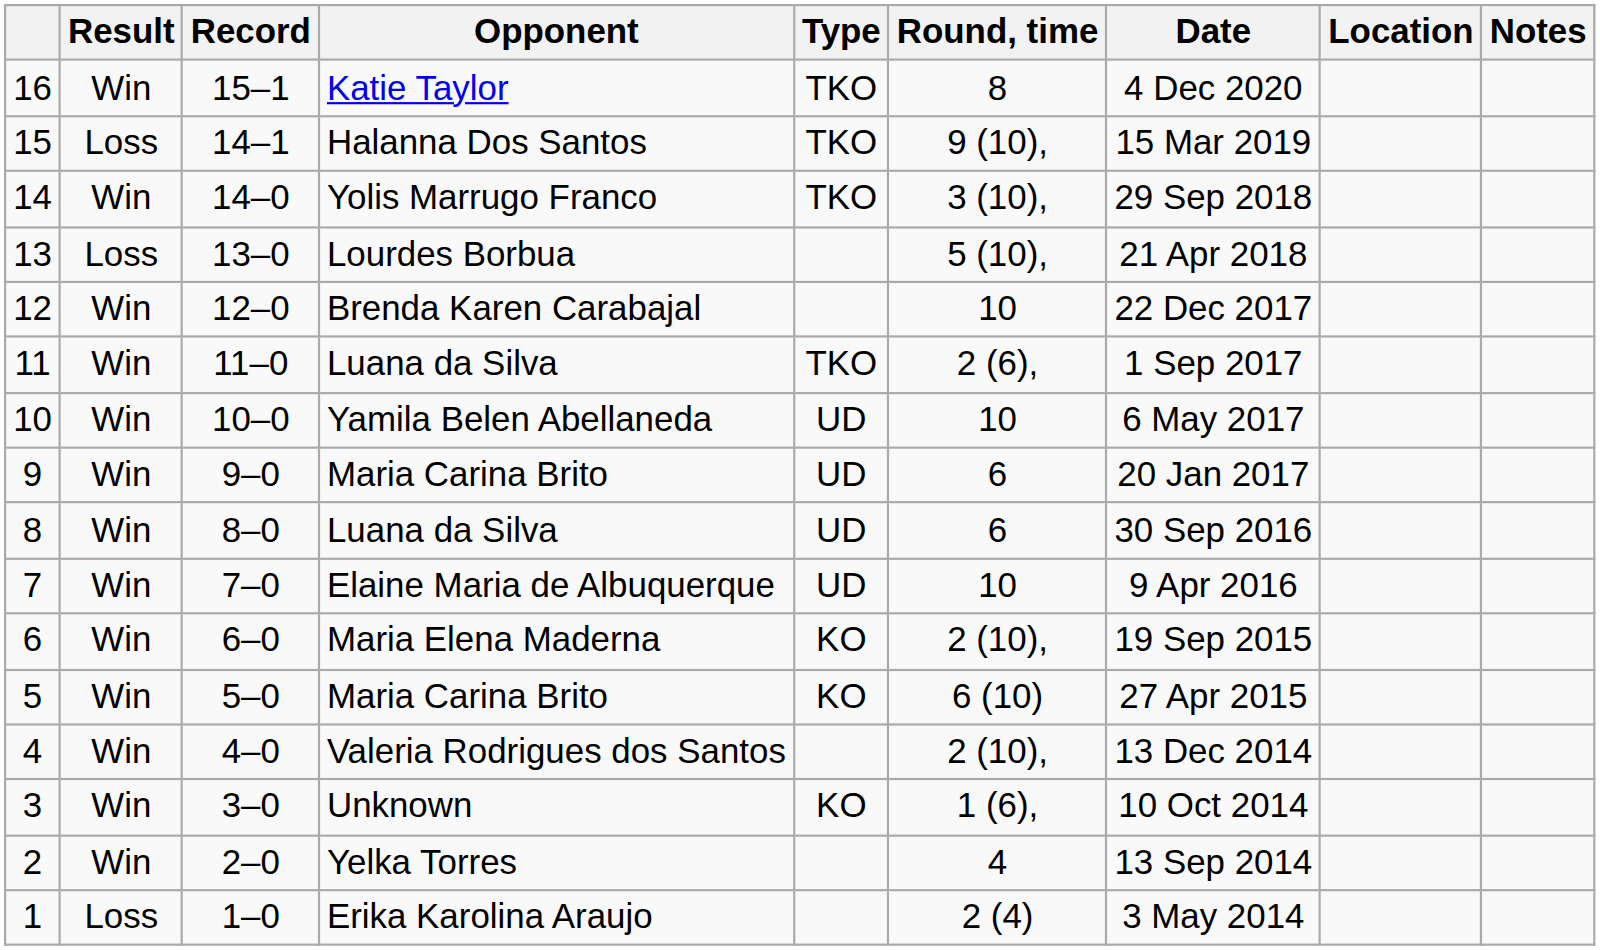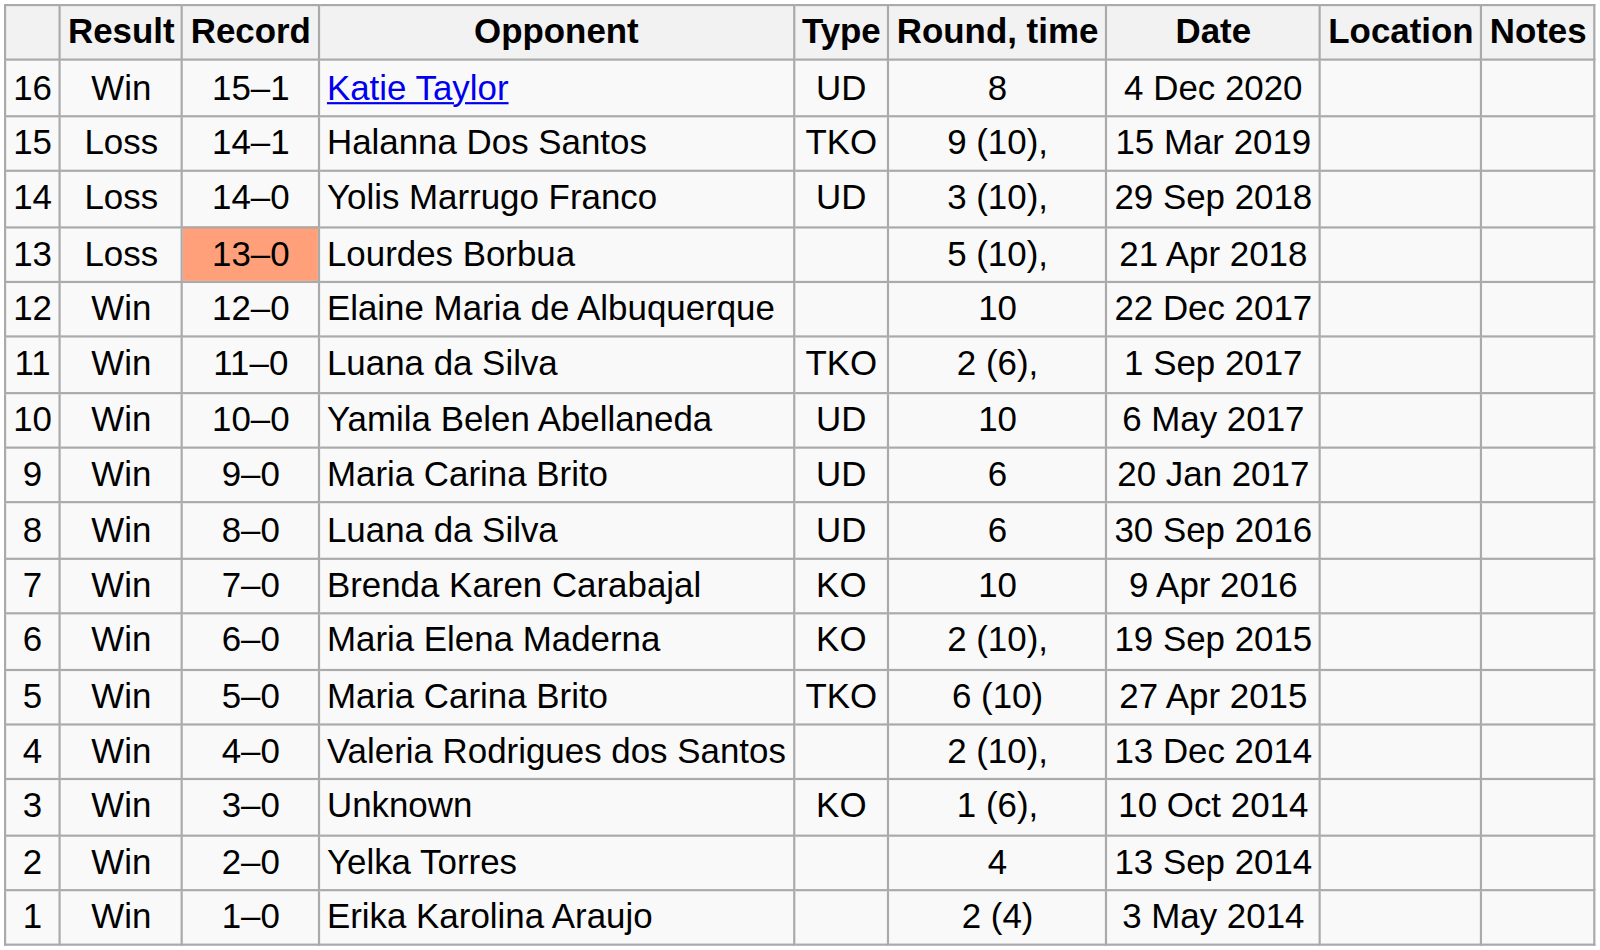(841, 87) TKO -> (841, 87) UD
(121, 198) Win -> (121, 198) Loss
(841, 198) TKO -> (841, 198) UD
(251, 253) no background -> (251, 253) lightsalmon background
(514, 308) Brenda Karen Carabajal -> (551, 308) Elaine Maria de Albuquerque
(551, 585) Elaine Maria de Albuquerque -> (514, 585) Brenda Karen Carabajal
(841, 585) UD -> (841, 585) KO
(841, 695) KO -> (841, 695) TKO
(121, 917) Loss -> (121, 917) Win
